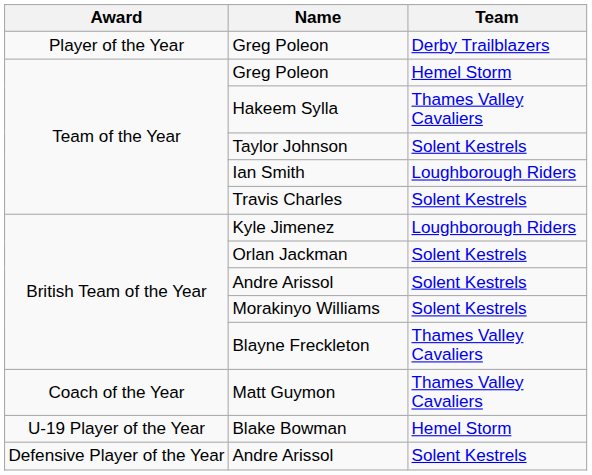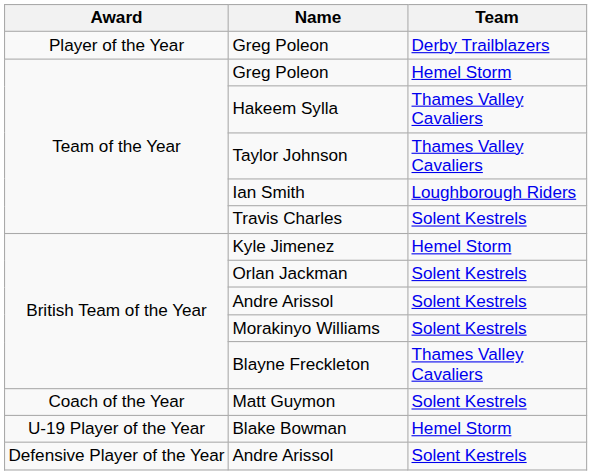(469, 145) Solent Kestrels -> (467, 155) Thames Valley Cavaliers
(494, 227) Loughborough Riders -> (461, 246) Hemel Storm
(467, 392) Thames Valley Cavaliers -> (469, 401) Solent Kestrels
